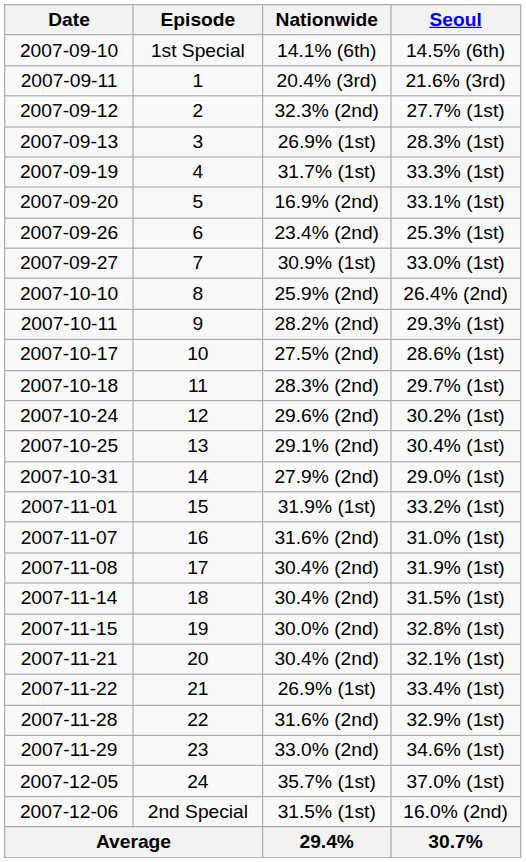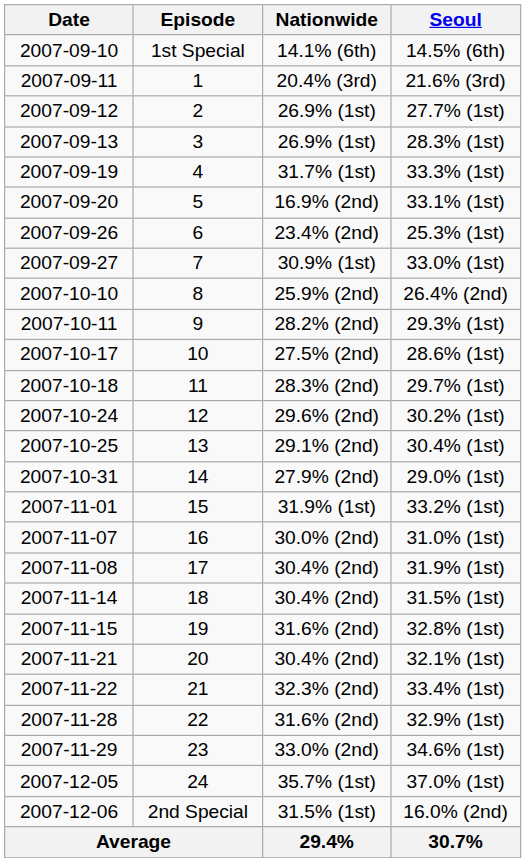(327, 111) 32.3% (2nd) -> (327, 111) 26.9% (1st)
(327, 537) 31.6% (2nd) -> (327, 537) 30.0% (2nd)
(327, 628) 30.0% (2nd) -> (327, 628) 31.6% (2nd)
(327, 689) 26.9% (1st) -> (327, 689) 32.3% (2nd)
